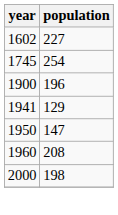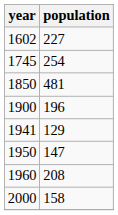+ row: (22, 84)
(54, 175) 198 -> (54, 198) 158
